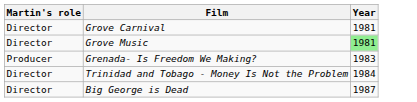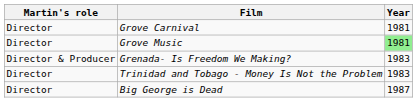(29, 58) Producer -> (61, 58) Director & Producer
(364, 74) 1984 -> (398, 74) 1983
